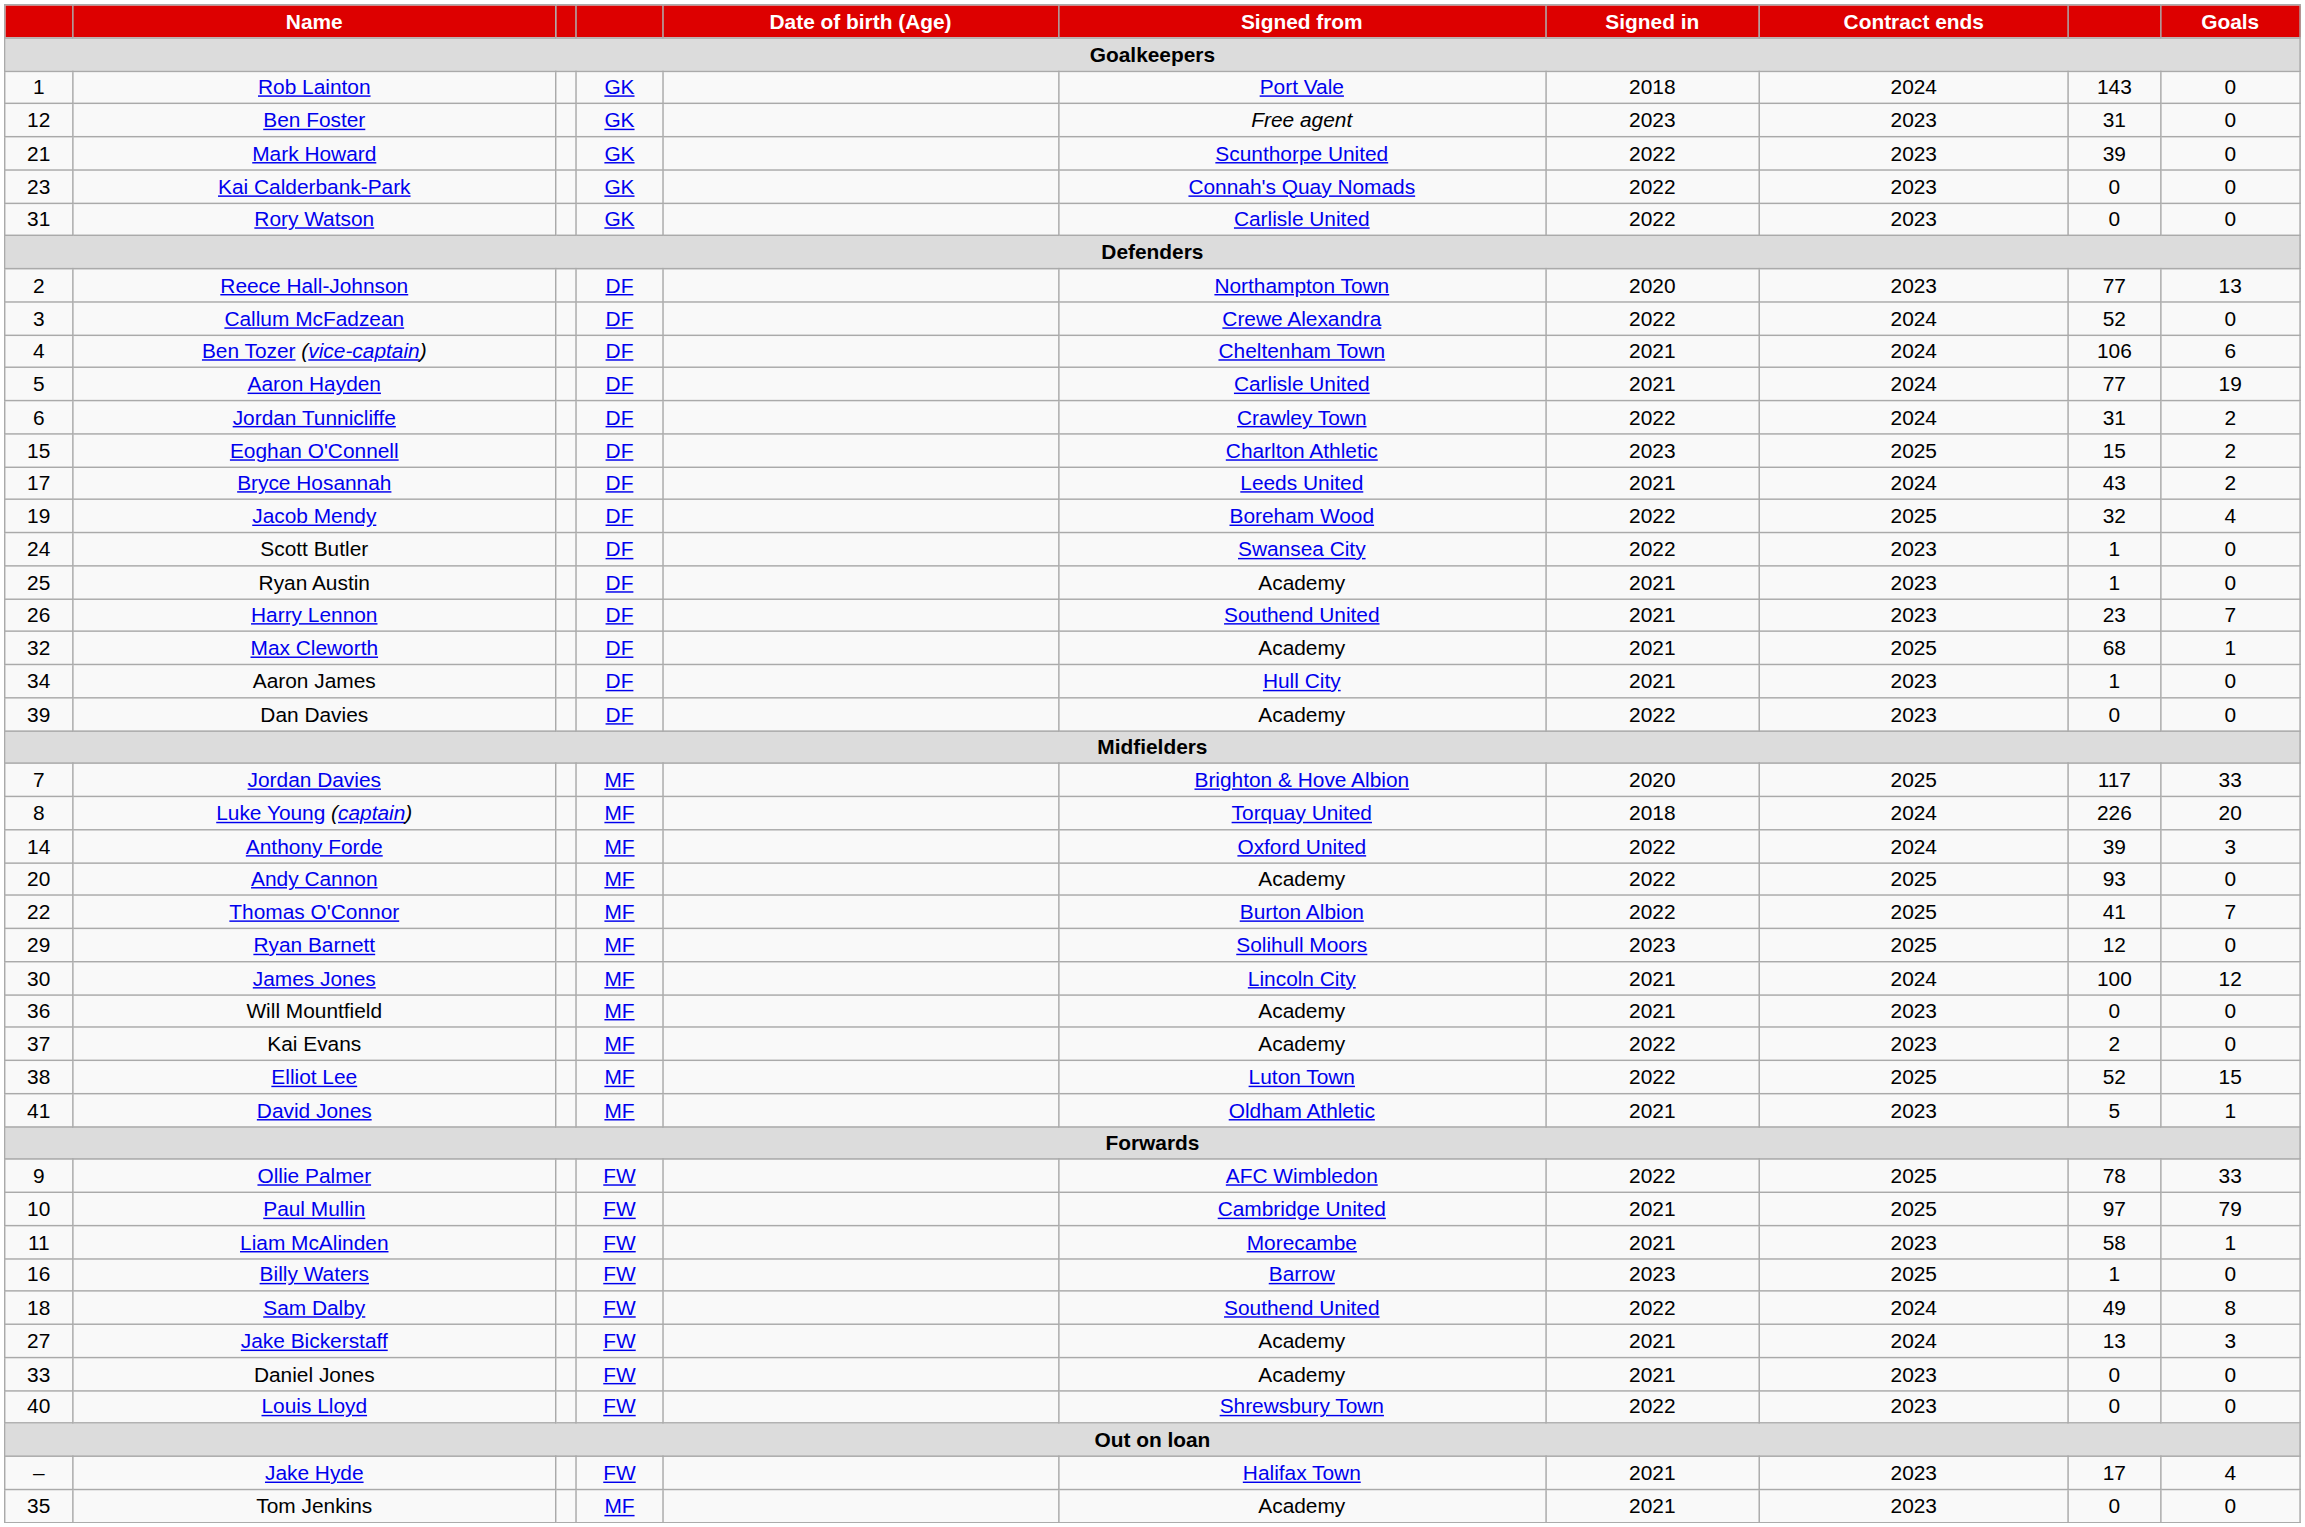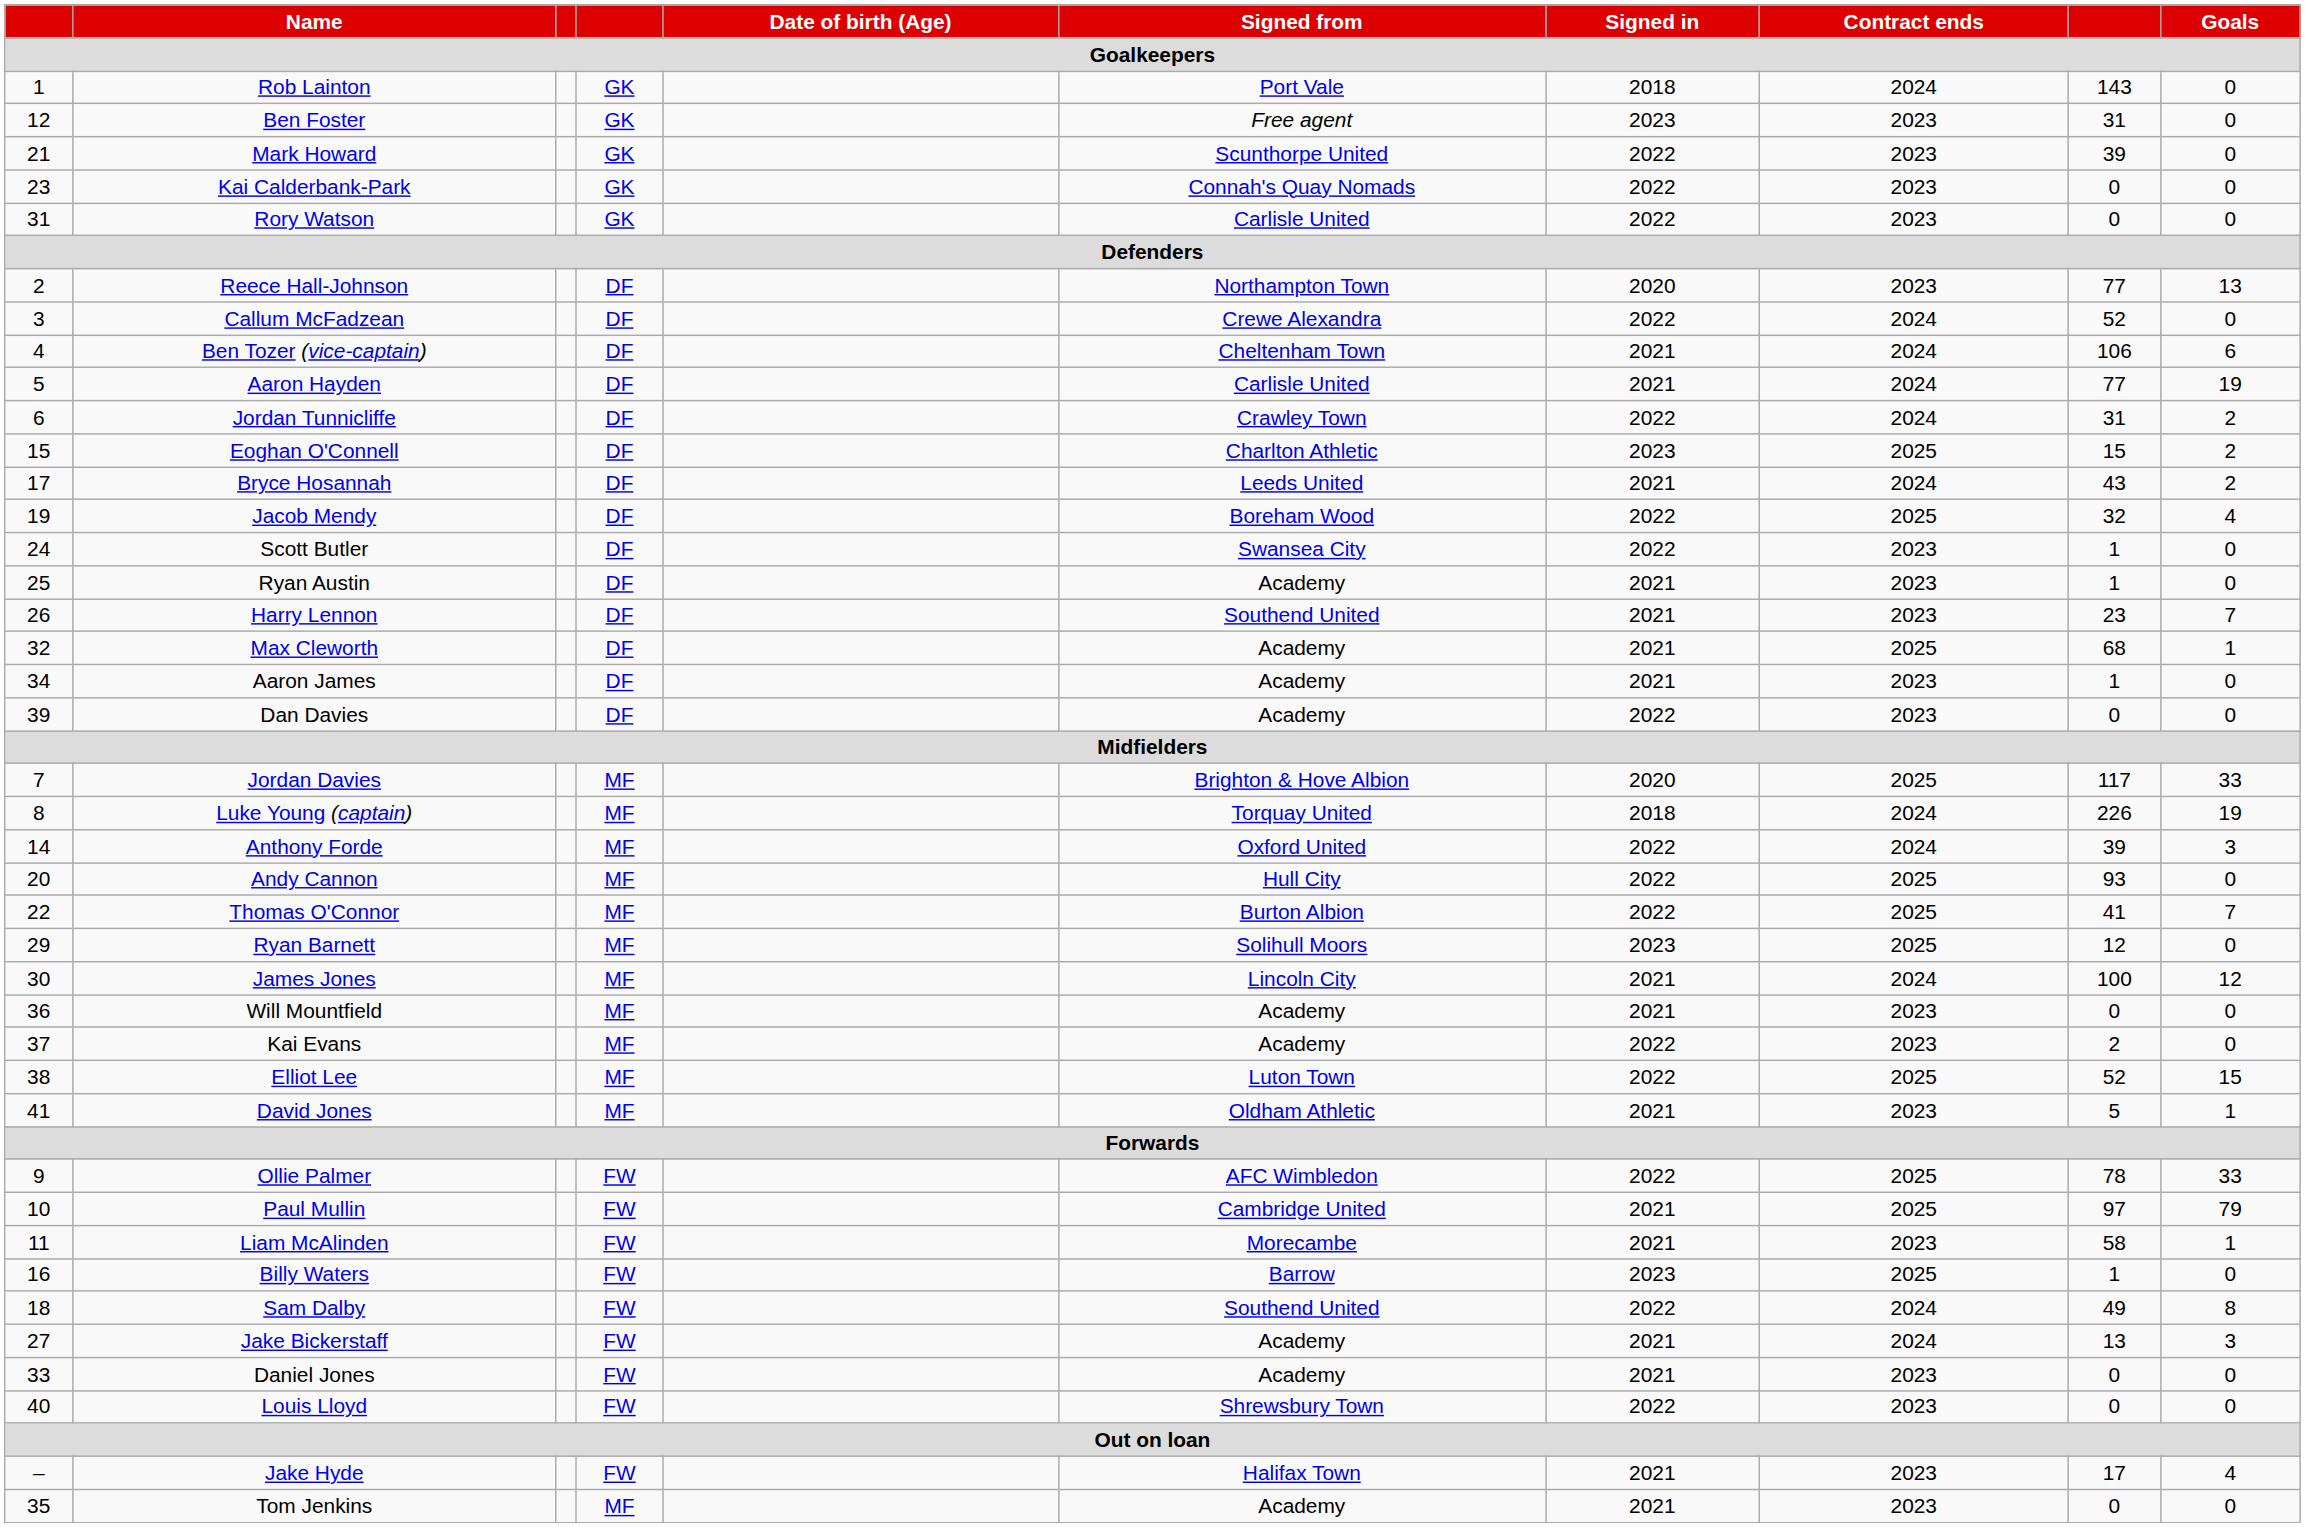(1302, 681) Hull City -> (1302, 681) Academy
(2230, 813) 20 -> (2230, 813) 19
(1302, 879) Academy -> (1302, 879) Hull City
